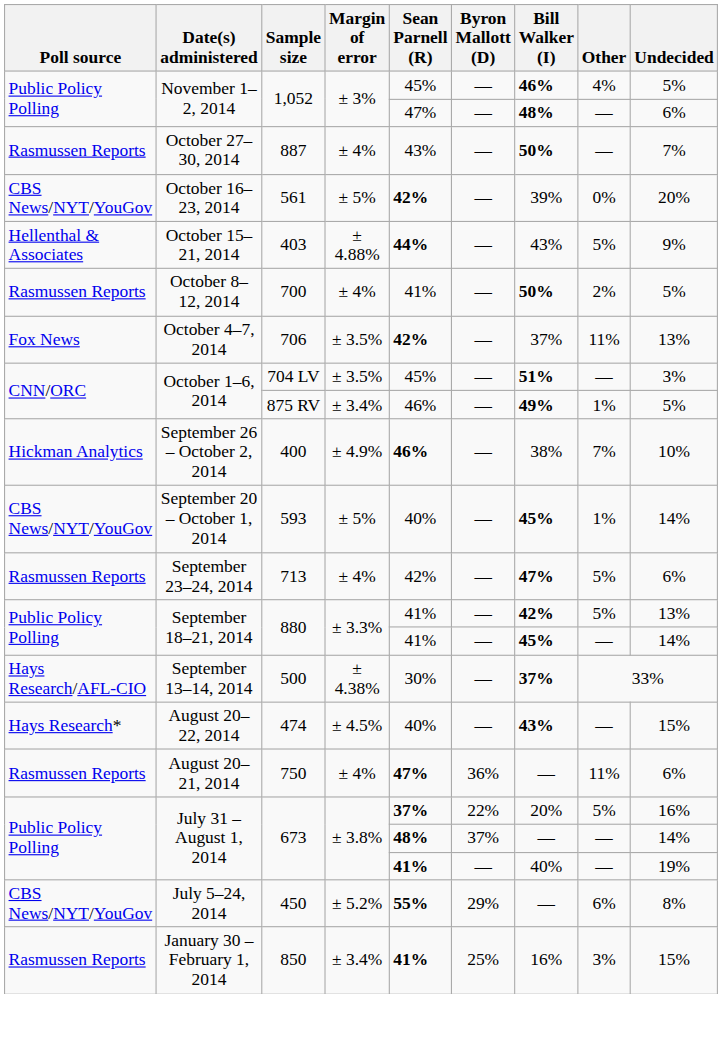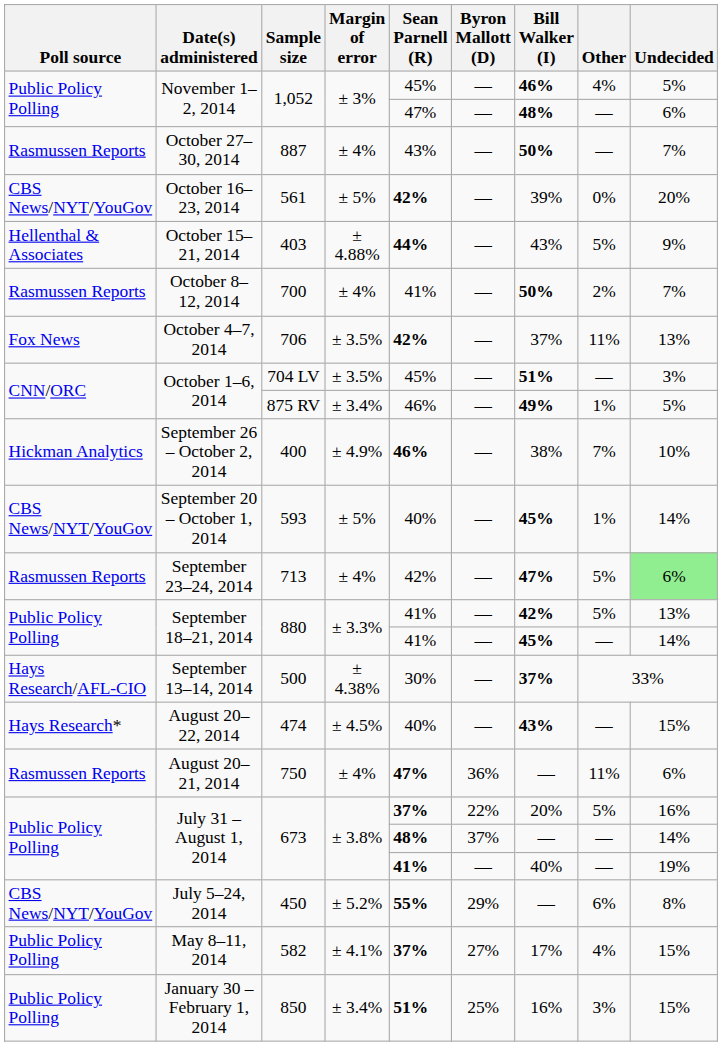(674, 292) 5% -> (674, 292) 7%
(674, 575) no background -> (674, 575) lightgreen background
+ row: (209, 950)
(77, 960) Rasmussen Reports -> (55, 1007) Public Policy Polling
(411, 960) 41% -> (411, 1007) 51%
